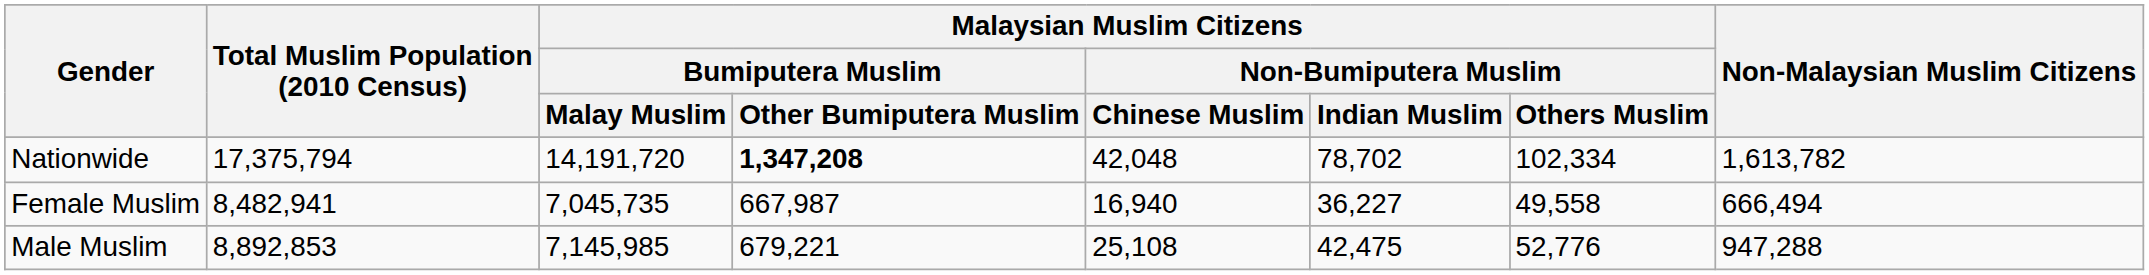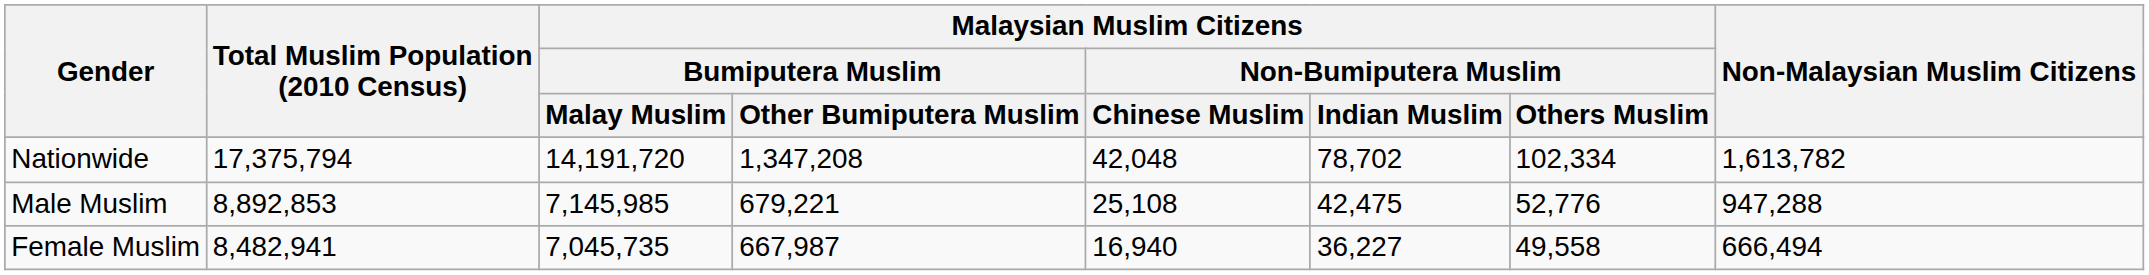(801, 159) bold -> (801, 159) normal
rows swapped: (89, 247) <-> (106, 203)
